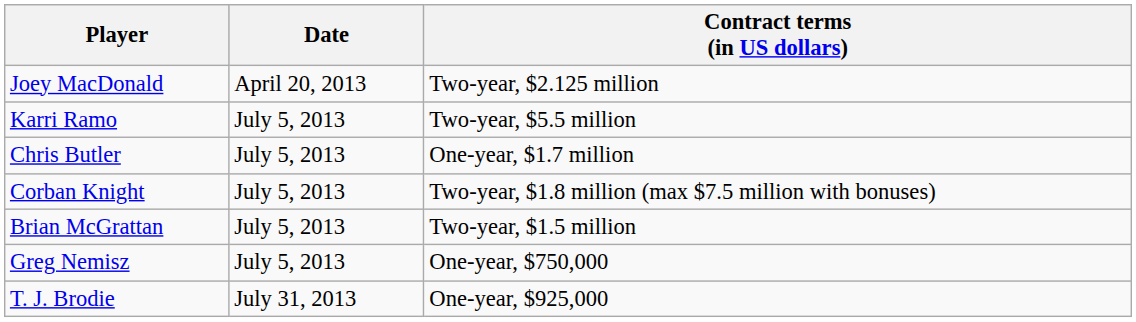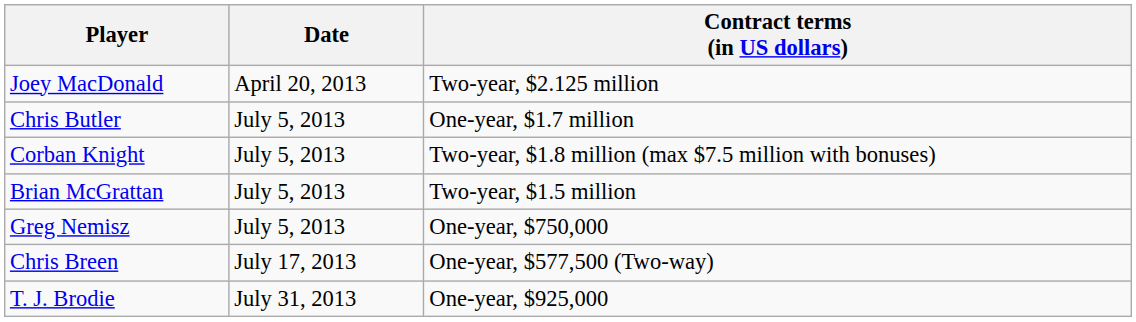- row: (63, 119)
+ row: (64, 262)
